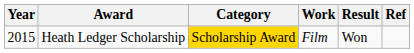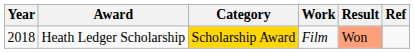(21, 37) 2015 -> (21, 37) 2018
(354, 37) no background -> (354, 37) lightsalmon background
